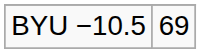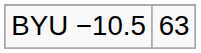(174, 26) 69 -> (174, 26) 63
